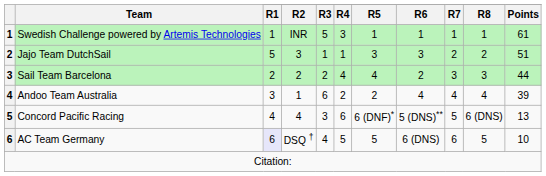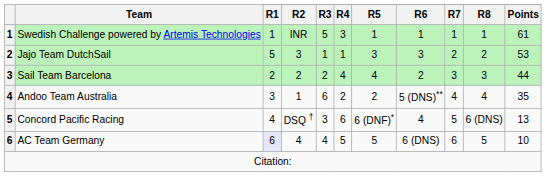(523, 55) 51 -> (523, 55) 53
(421, 95) 4 -> (421, 97) 5 (DNS)**
(523, 95) 39 -> (523, 97) 35
(299, 117) 4 -> (299, 120) DSQ †
(421, 117) 5 (DNS)** -> (421, 120) 4
(299, 140) DSQ † -> (299, 141) 4
